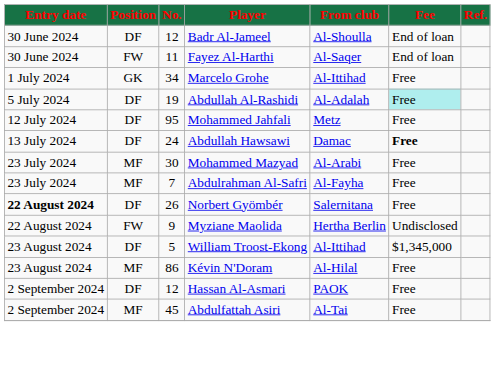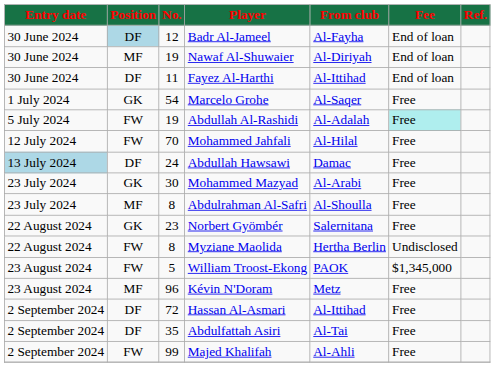(133, 36) no background -> (133, 36) lightblue background
(342, 36) Al-Shoulla -> (338, 36) Al-Fayha
+ row: (241, 57)
(133, 57) FW -> (133, 78) DF
(337, 57) Al-Saqer -> (339, 78) Al-Ittihad
(172, 78) 34 -> (172, 99) 54
(339, 78) Al-Ittihad -> (337, 99) Al-Saqer
(133, 99) DF -> (133, 120) FW
(133, 120) DF -> (133, 141) FW
(172, 120) 95 -> (172, 141) 70
(327, 120) Metz -> (335, 141) Al-Hilal
(42, 141) no background -> (42, 162) lightblue background
(405, 141) bold -> (404, 162) normal
(133, 162) MF -> (133, 183) GK
(172, 183) 7 -> (172, 204) 8
(338, 183) Al-Fayha -> (342, 204) Al-Shoulla
(51, 204) bold -> (50, 225) normal
(133, 204) DF -> (133, 225) GK
(172, 204) 26 -> (172, 225) 23
(172, 225) 9 -> (172, 246) 8
(133, 246) DF -> (133, 267) FW
(339, 246) Al-Ittihad -> (331, 267) PAOK
(172, 267) 86 -> (172, 288) 96
(335, 267) Al-Hilal -> (327, 288) Metz
(172, 288) 12 -> (172, 309) 72
(331, 288) PAOK -> (339, 309) Al-Ittihad
(133, 309) MF -> (133, 330) DF
(172, 309) 45 -> (172, 330) 35
+ row: (230, 352)
